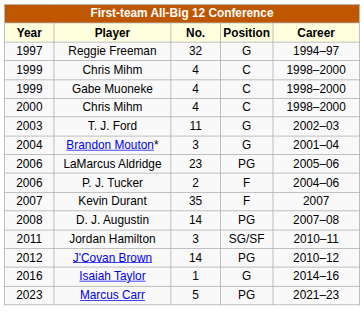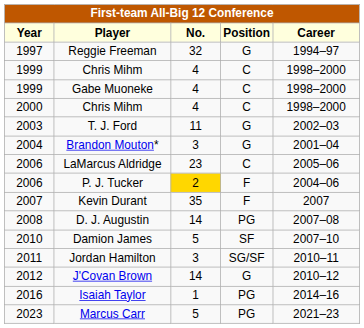(247, 164) PG -> (247, 164) C
(196, 182) no background -> (196, 182) gold background
+ row: (29, 239)
(247, 257) PG -> (247, 276) G
(247, 276) G -> (247, 295) PG
